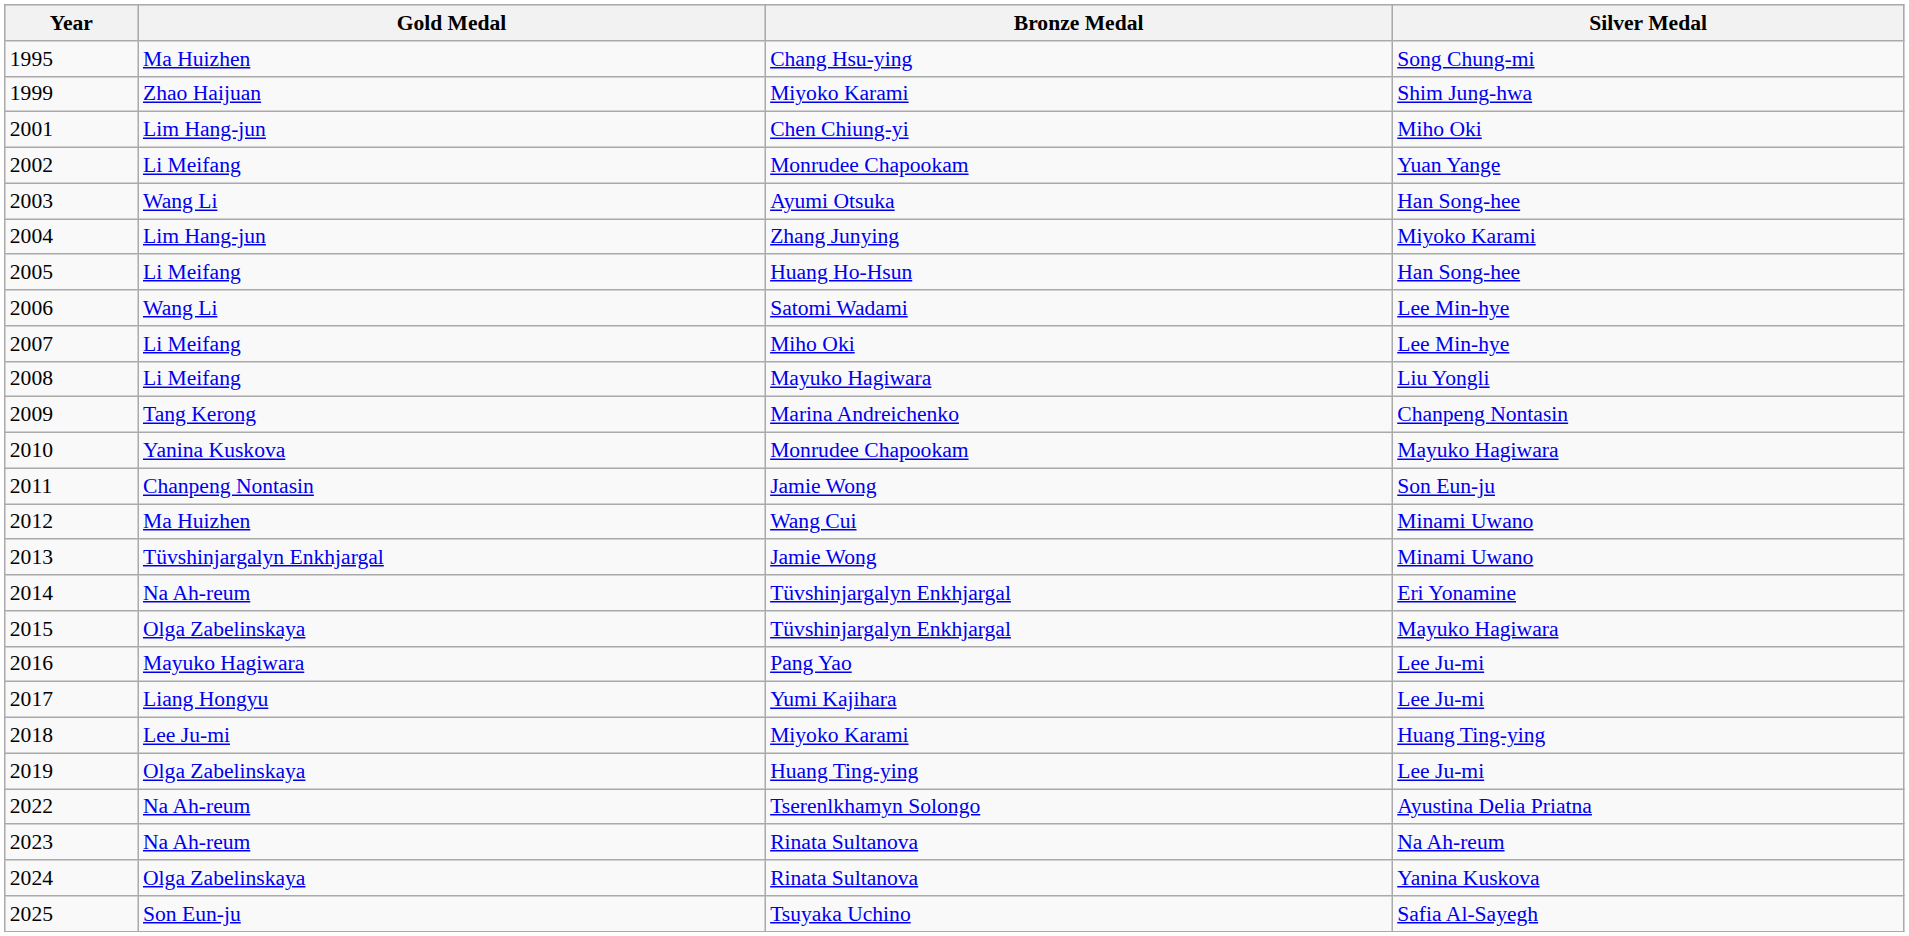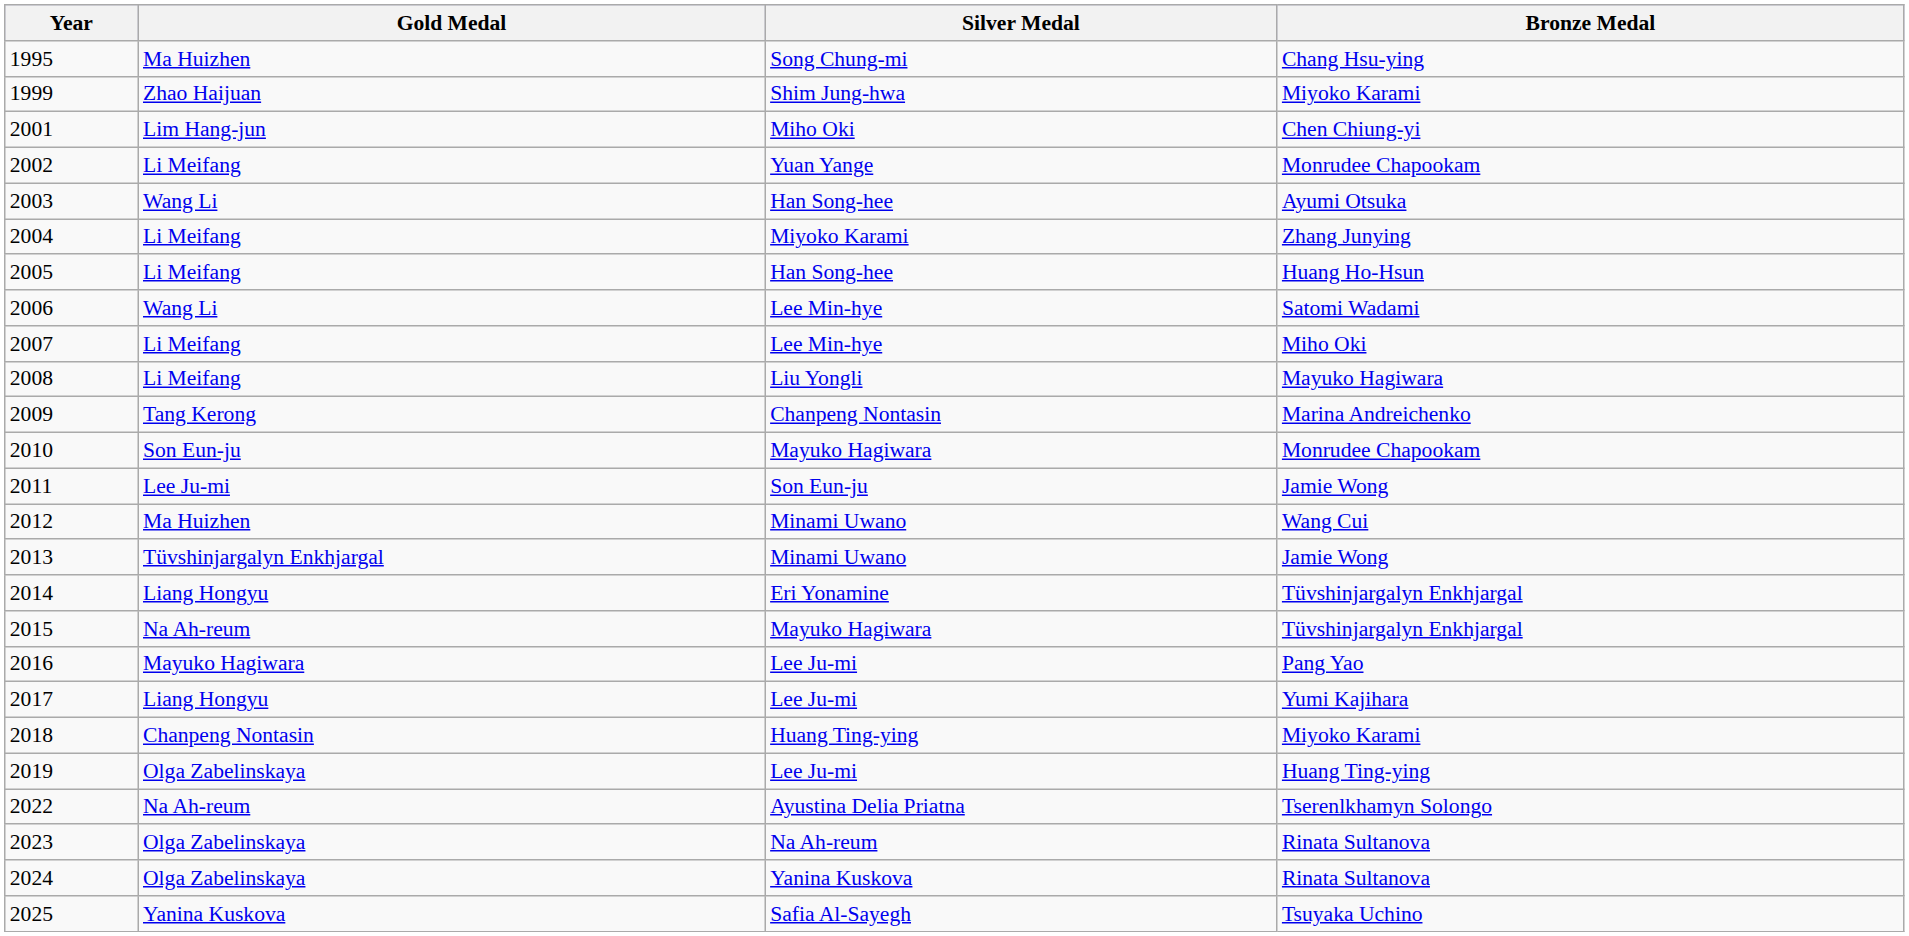columns swapped: (1648, 22) <-> (1079, 22)
(204, 236) Lim Hang-jun -> (192, 236) Li Meifang
(214, 450) Yanina Kuskova -> (192, 450) Son Eun-ju
(228, 485) Chanpeng Nontasin -> (186, 485) Lee Ju-mi
(197, 592) Na Ah-reum -> (206, 592) Liang Hongyu
(224, 628) Olga Zabelinskaya -> (197, 628) Na Ah-reum
(186, 735) Lee Ju-mi -> (228, 735) Chanpeng Nontasin
(197, 842) Na Ah-reum -> (224, 842) Olga Zabelinskaya
(192, 913) Son Eun-ju -> (214, 913) Yanina Kuskova
